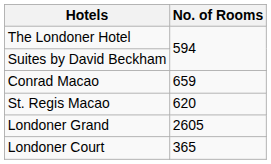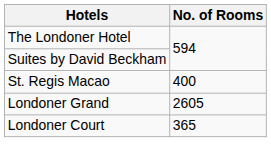- row: (53, 81)
(184, 103) 620 -> (184, 81) 400
